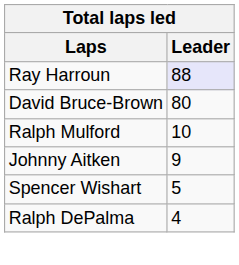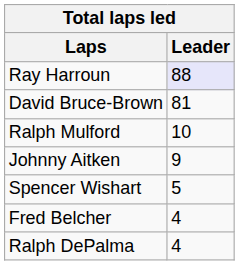(181, 103) 80 -> (181, 103) 81
+ row: (60, 217)
